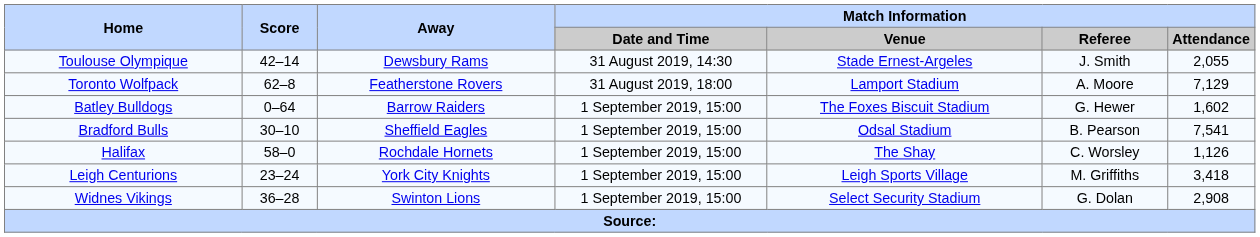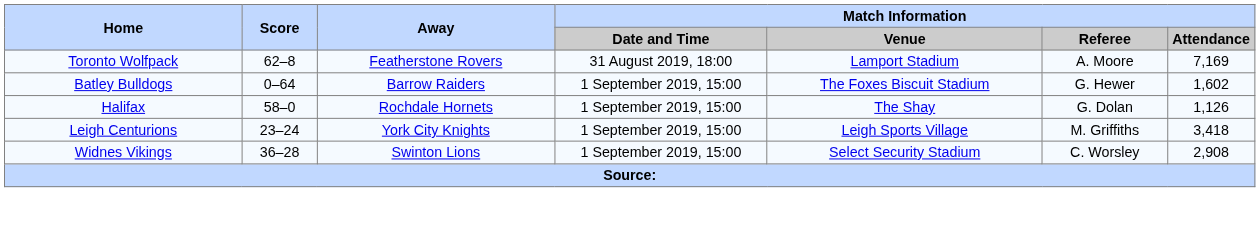- row: (123, 61)
(1211, 84) 7,129 -> (1211, 61) 7,169
- row: (123, 130)
(1105, 152) C. Worsley -> (1105, 107) G. Dolan
(1105, 198) G. Dolan -> (1105, 152) C. Worsley
